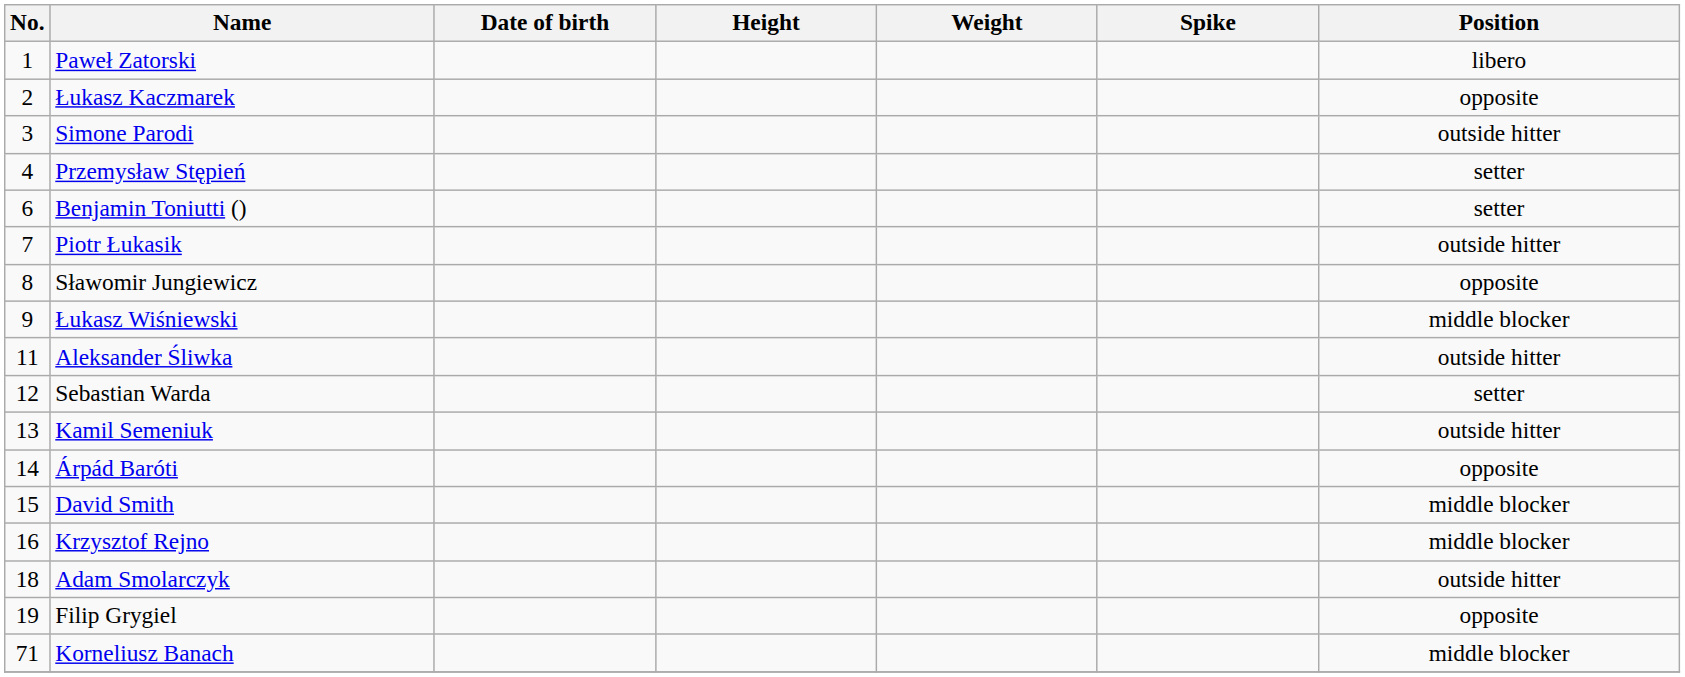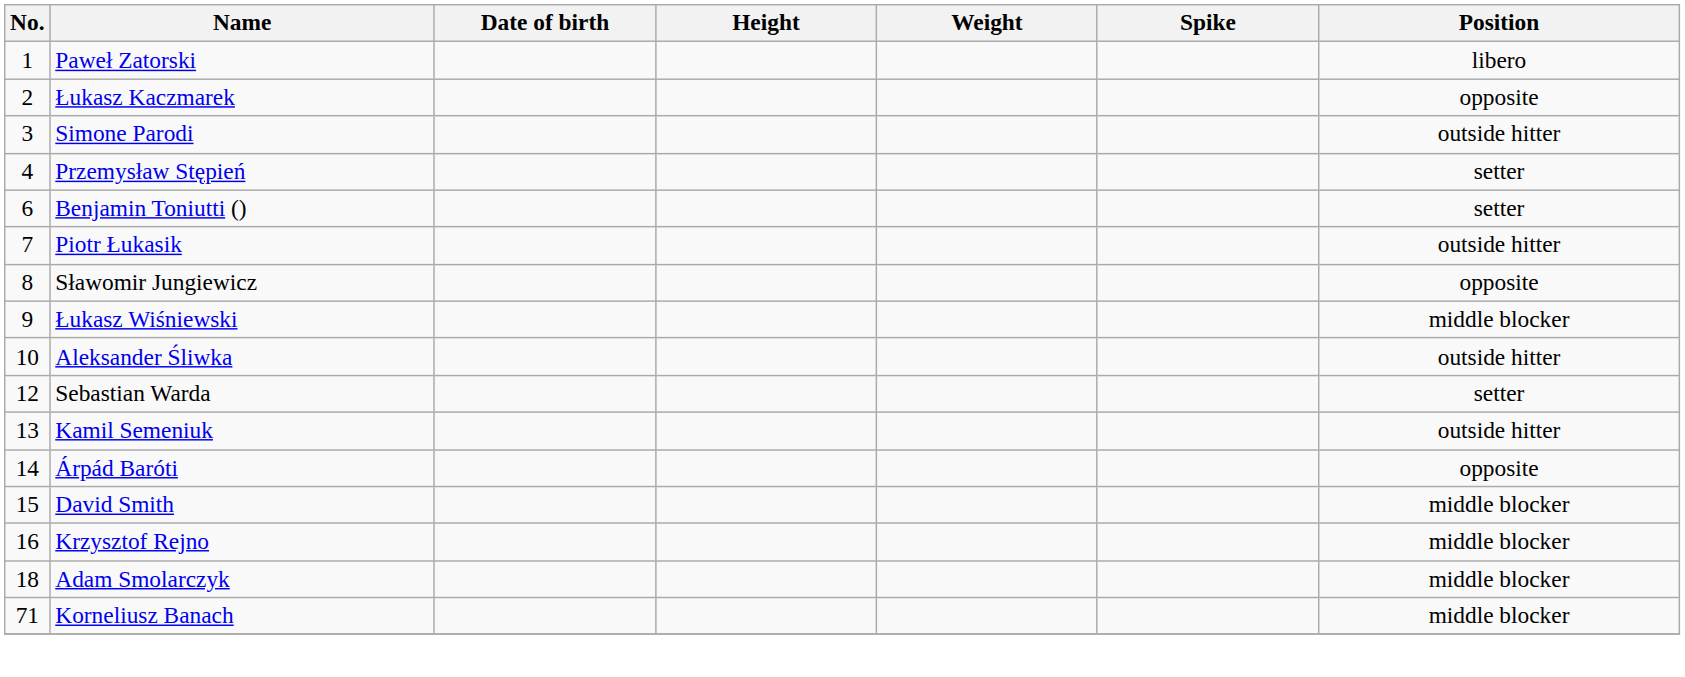(27, 356) 11 -> (27, 356) 10
(1499, 578) outside hitter -> (1499, 578) middle blocker
- row: (116, 615)
